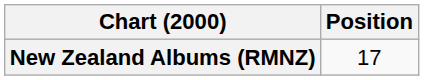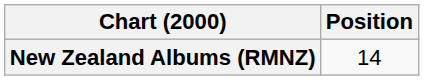(369, 57) 17 -> (369, 57) 14
